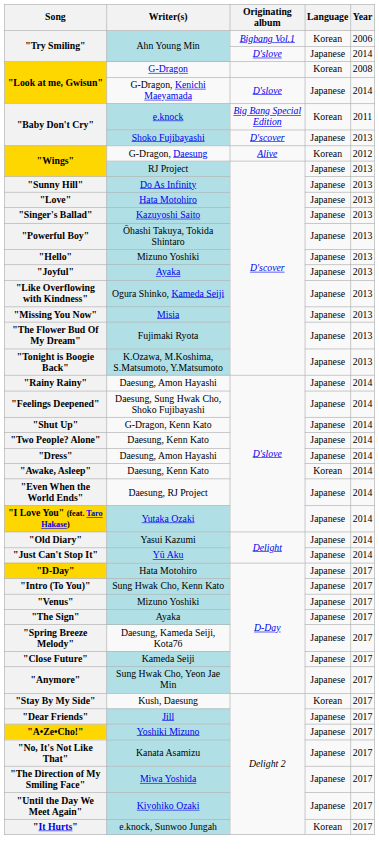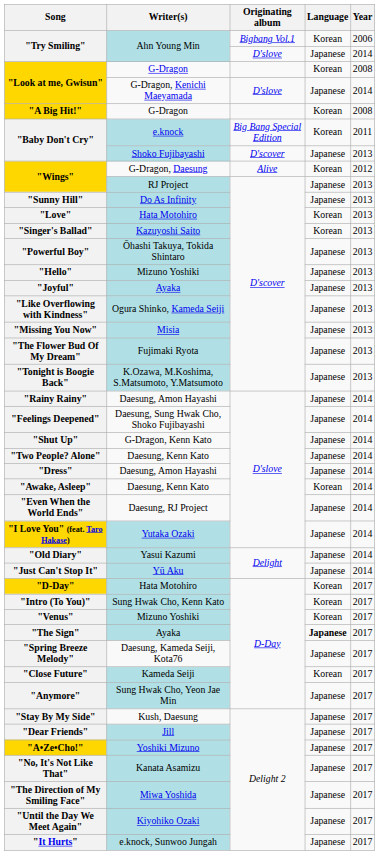+ row: (55, 111)
(328, 199) Japanese -> (328, 215) Korean
(328, 215) Japanese -> (328, 230) Korean
(328, 570) Japanese -> (328, 586) Korean
(328, 586) Japanese -> (328, 601) Korean
(328, 601) Japanese -> (328, 617) Korean
(328, 617) normal -> (328, 632) bold
(328, 659) Japanese -> (328, 674) Korean
(328, 701) Korean -> (328, 716) Japanese
(328, 827) Korean -> (328, 842) Japanese
